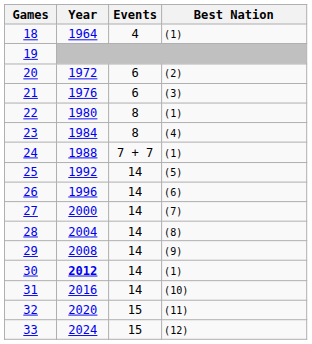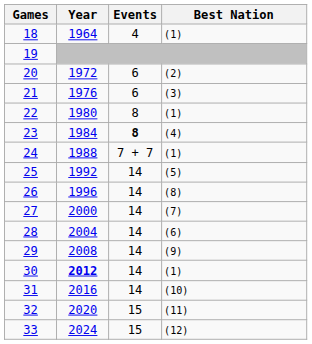(135, 133) normal -> (135, 133) bold
(173, 193) (6) -> (173, 193) (8)
(173, 232) (8) -> (173, 232) (6)
